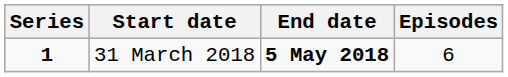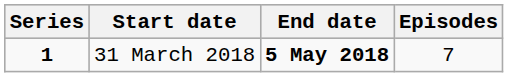(449, 55) 6 -> (449, 55) 7
